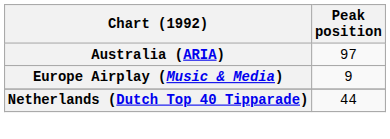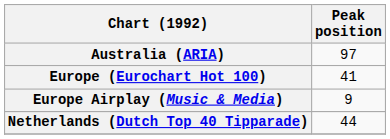+ row: (158, 77)
